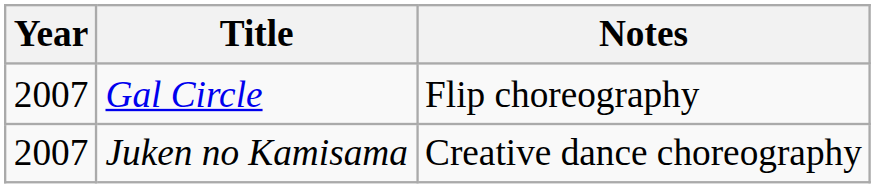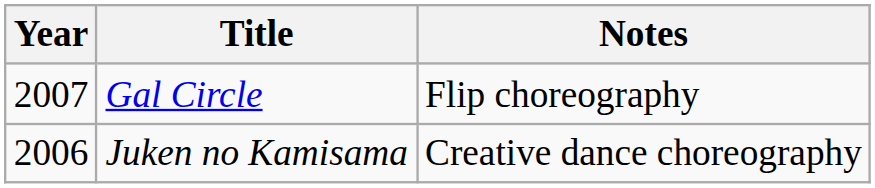(51, 152) 2007 -> (51, 152) 2006
